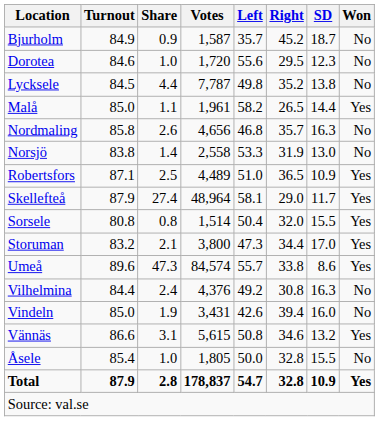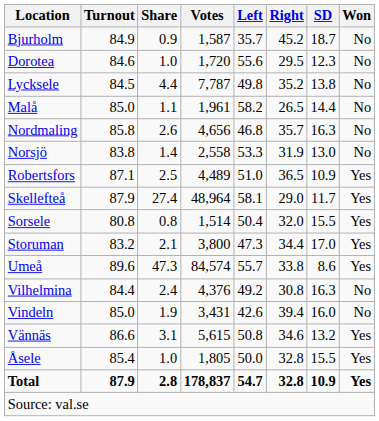(361, 107) Yes -> (362, 107) No
(362, 358) No -> (361, 358) Yes
